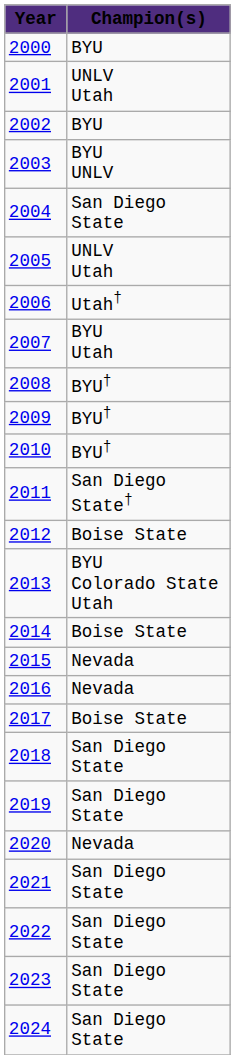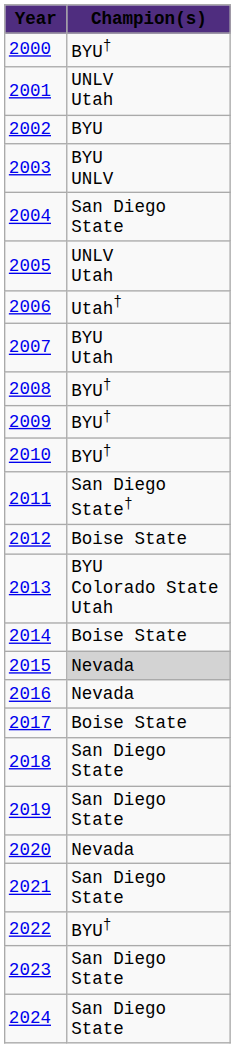(87, 48) BYU -> (91, 50) BYU†
(103, 661) no background -> (103, 666) lightgrey background
(119, 932) San Diego State -> (91, 929) BYU†
